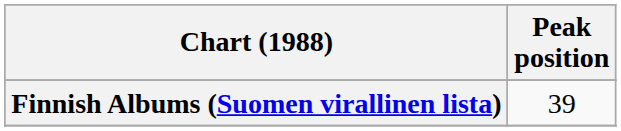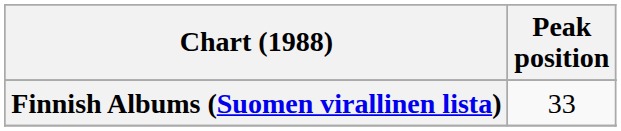(562, 102) 39 -> (562, 102) 33
